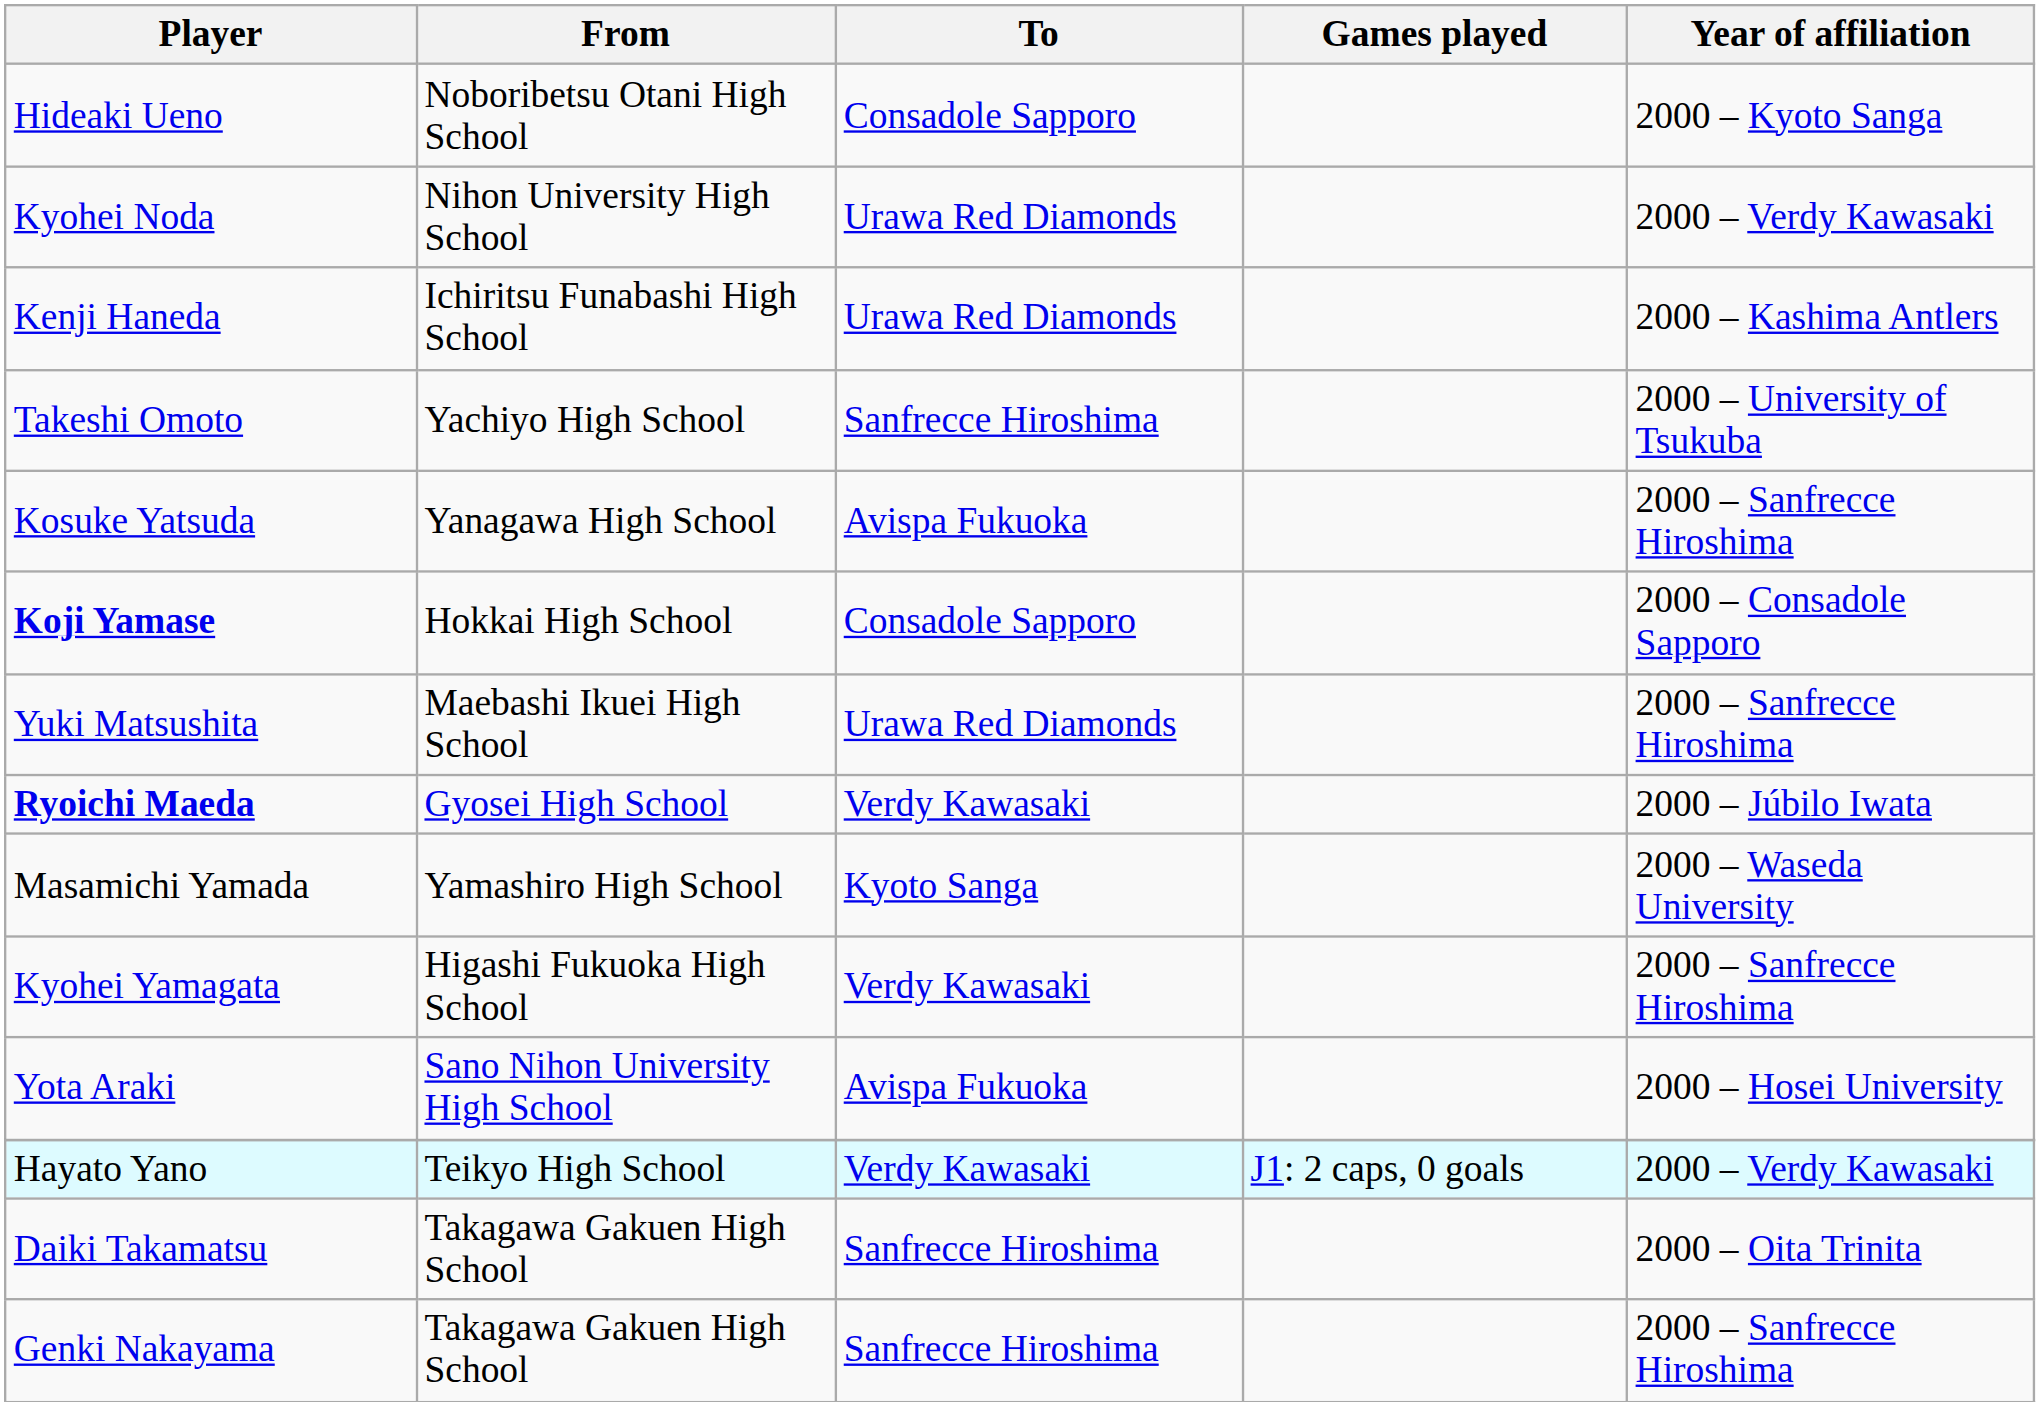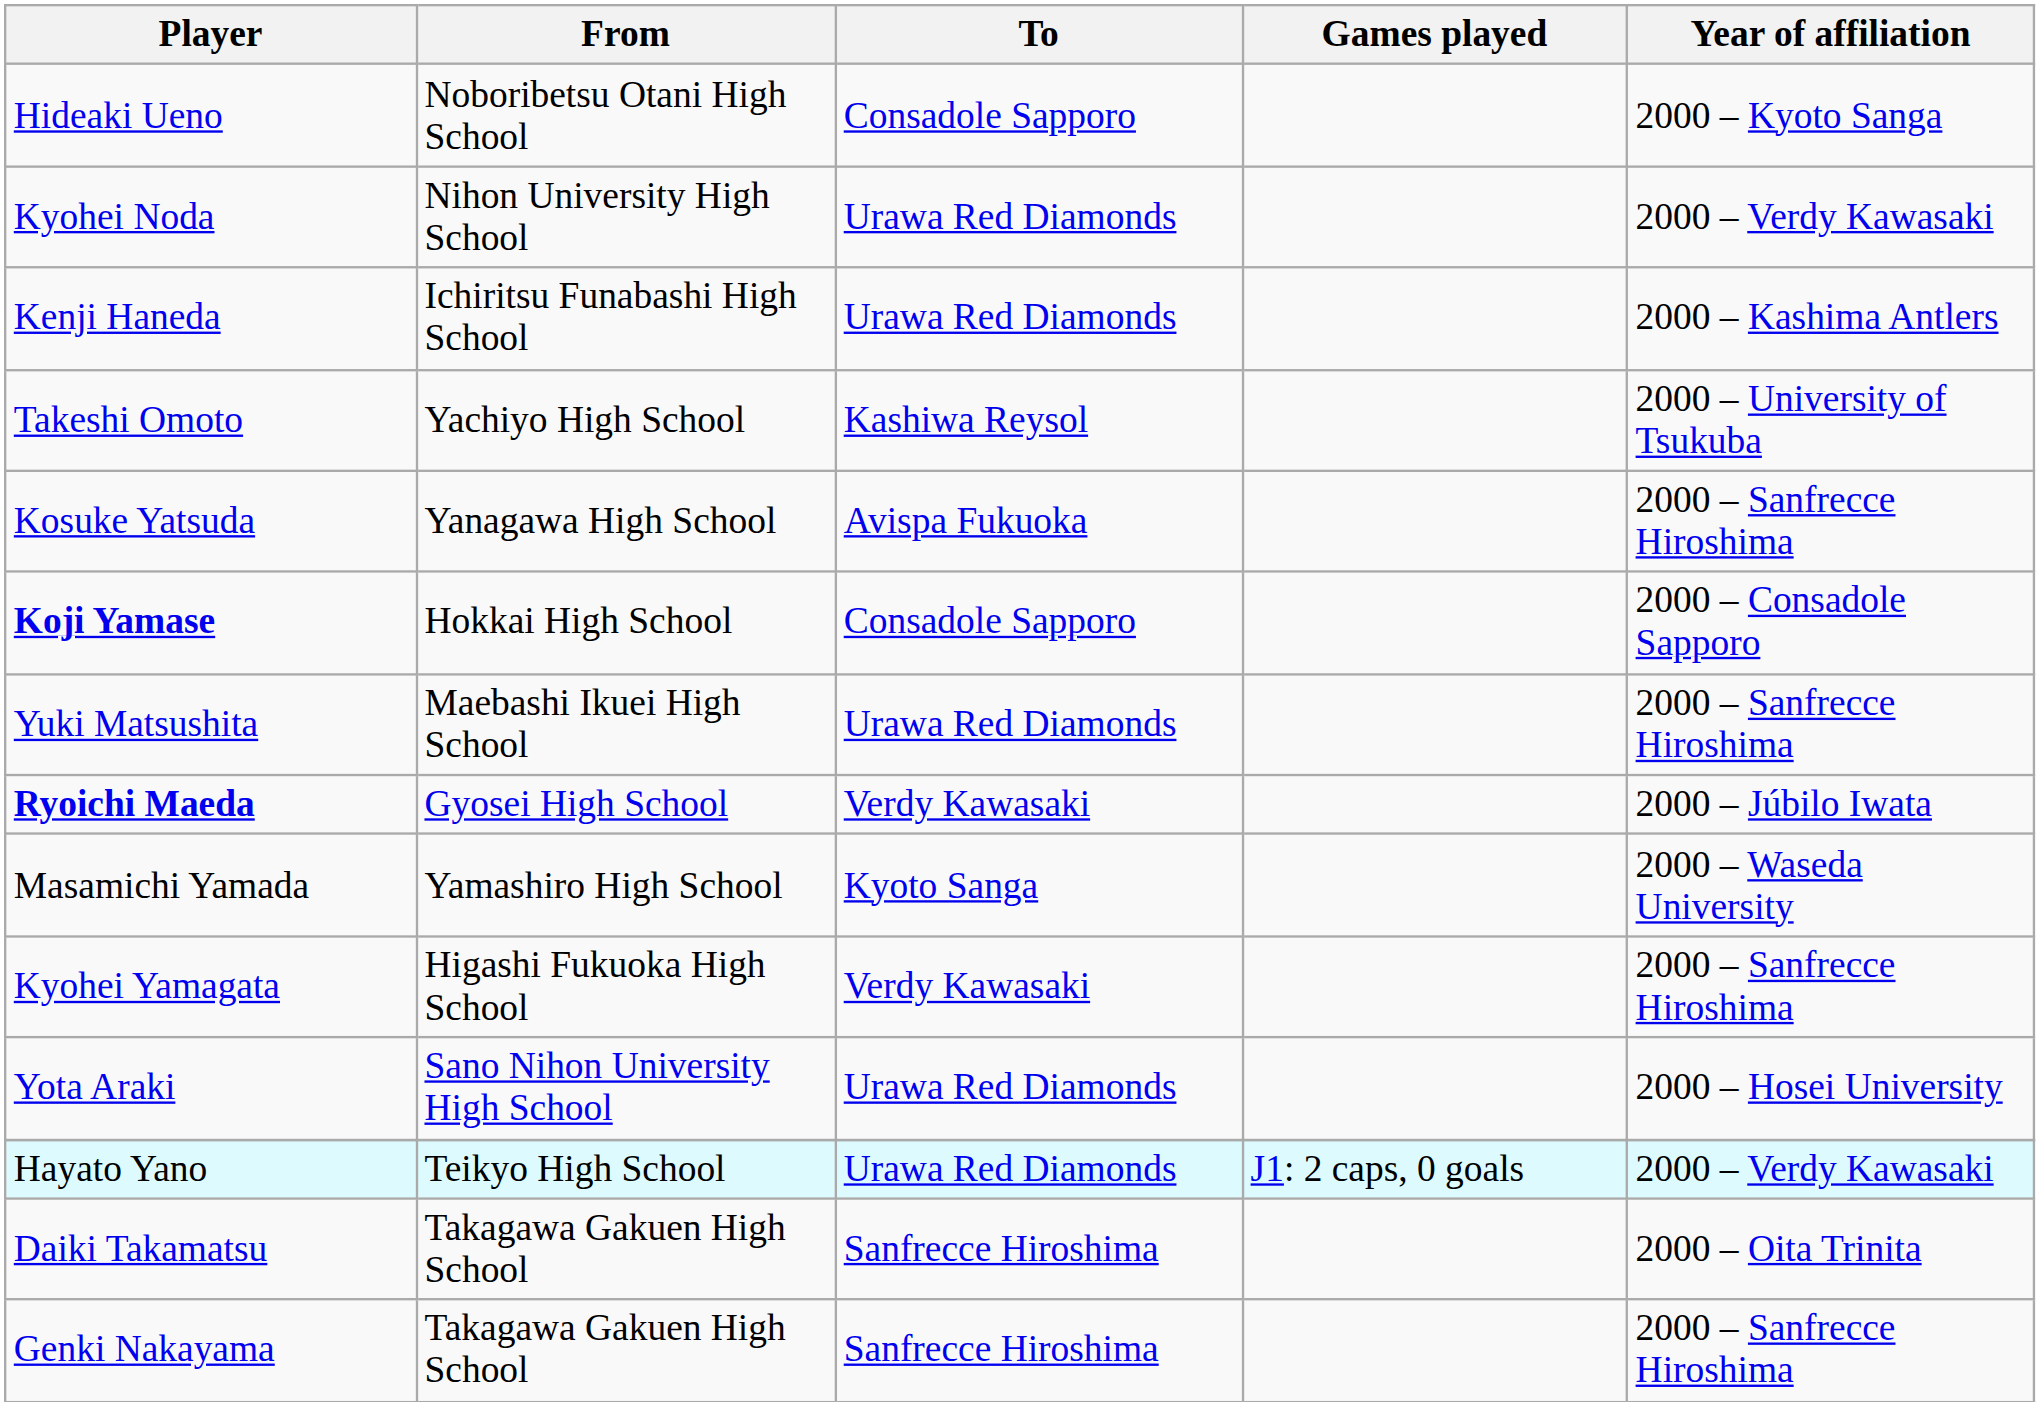(1001, 419) Sanfrecce Hiroshima -> (966, 419) Kashiwa Reysol
(966, 1087) Avispa Fukuoka -> (1010, 1087) Urawa Red Diamonds
(967, 1167) Verdy Kawasaki -> (1010, 1167) Urawa Red Diamonds
